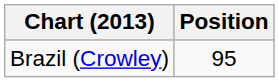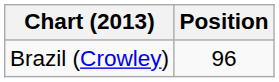(224, 58) 95 -> (224, 58) 96
